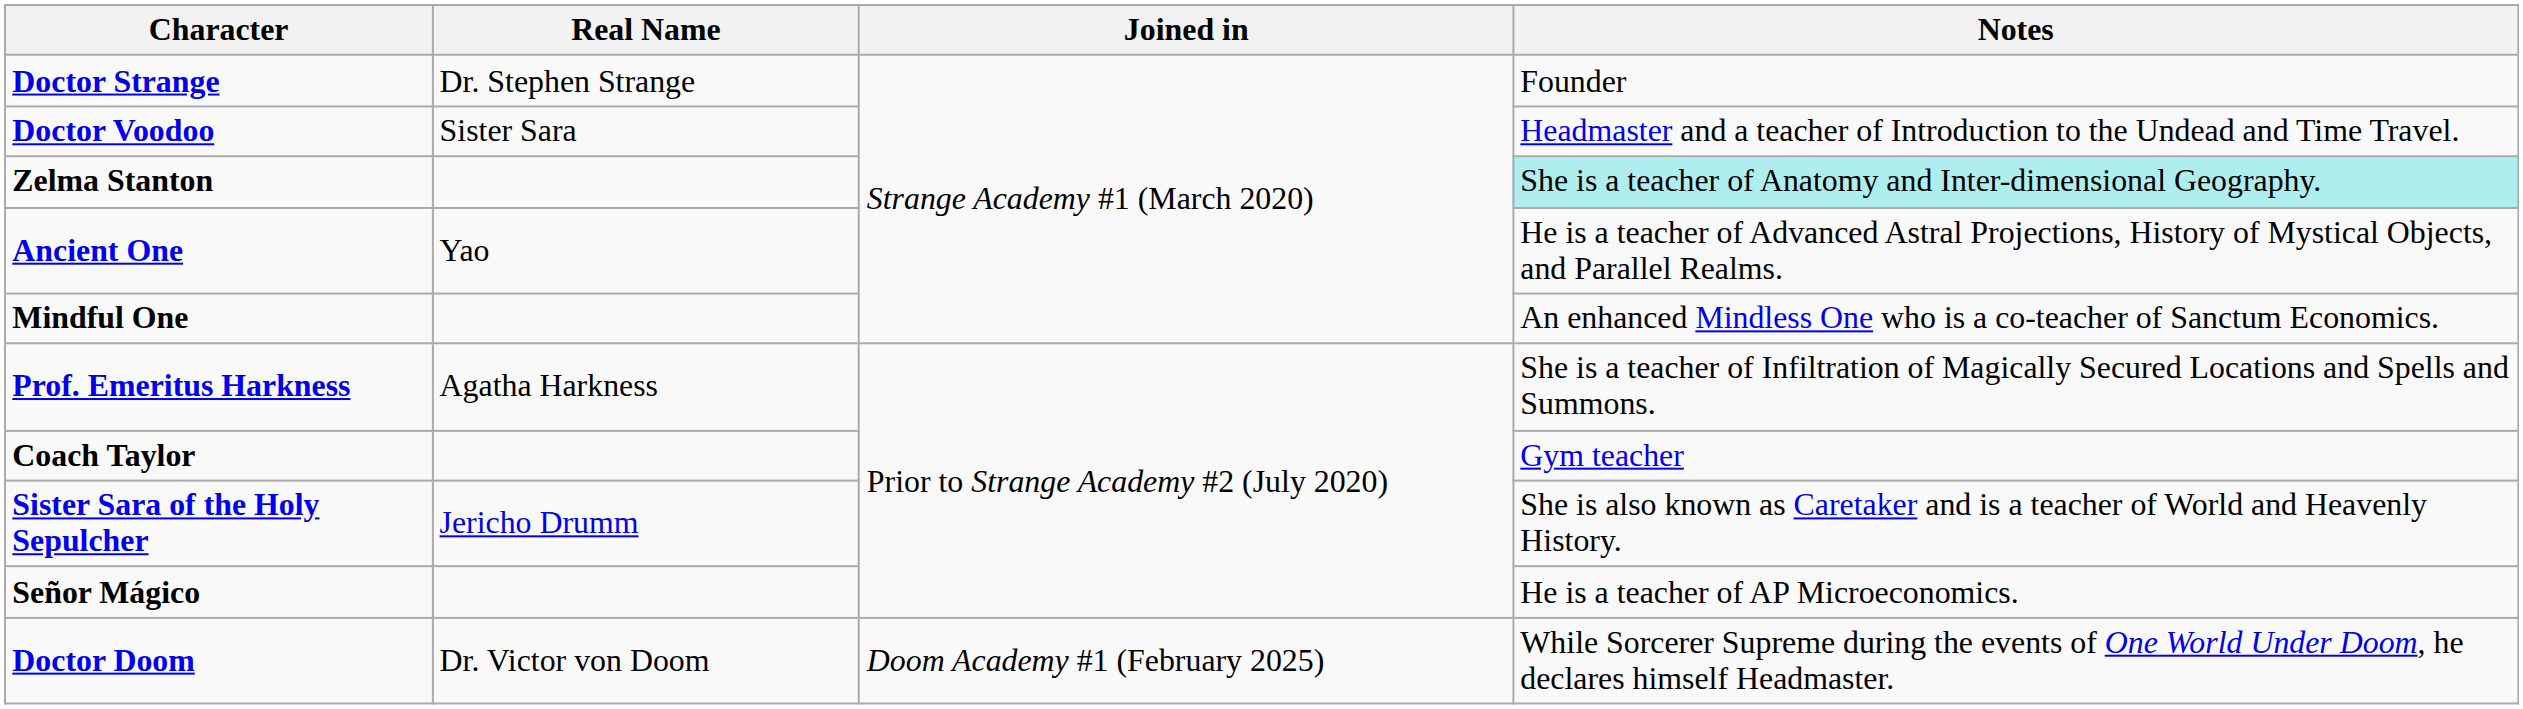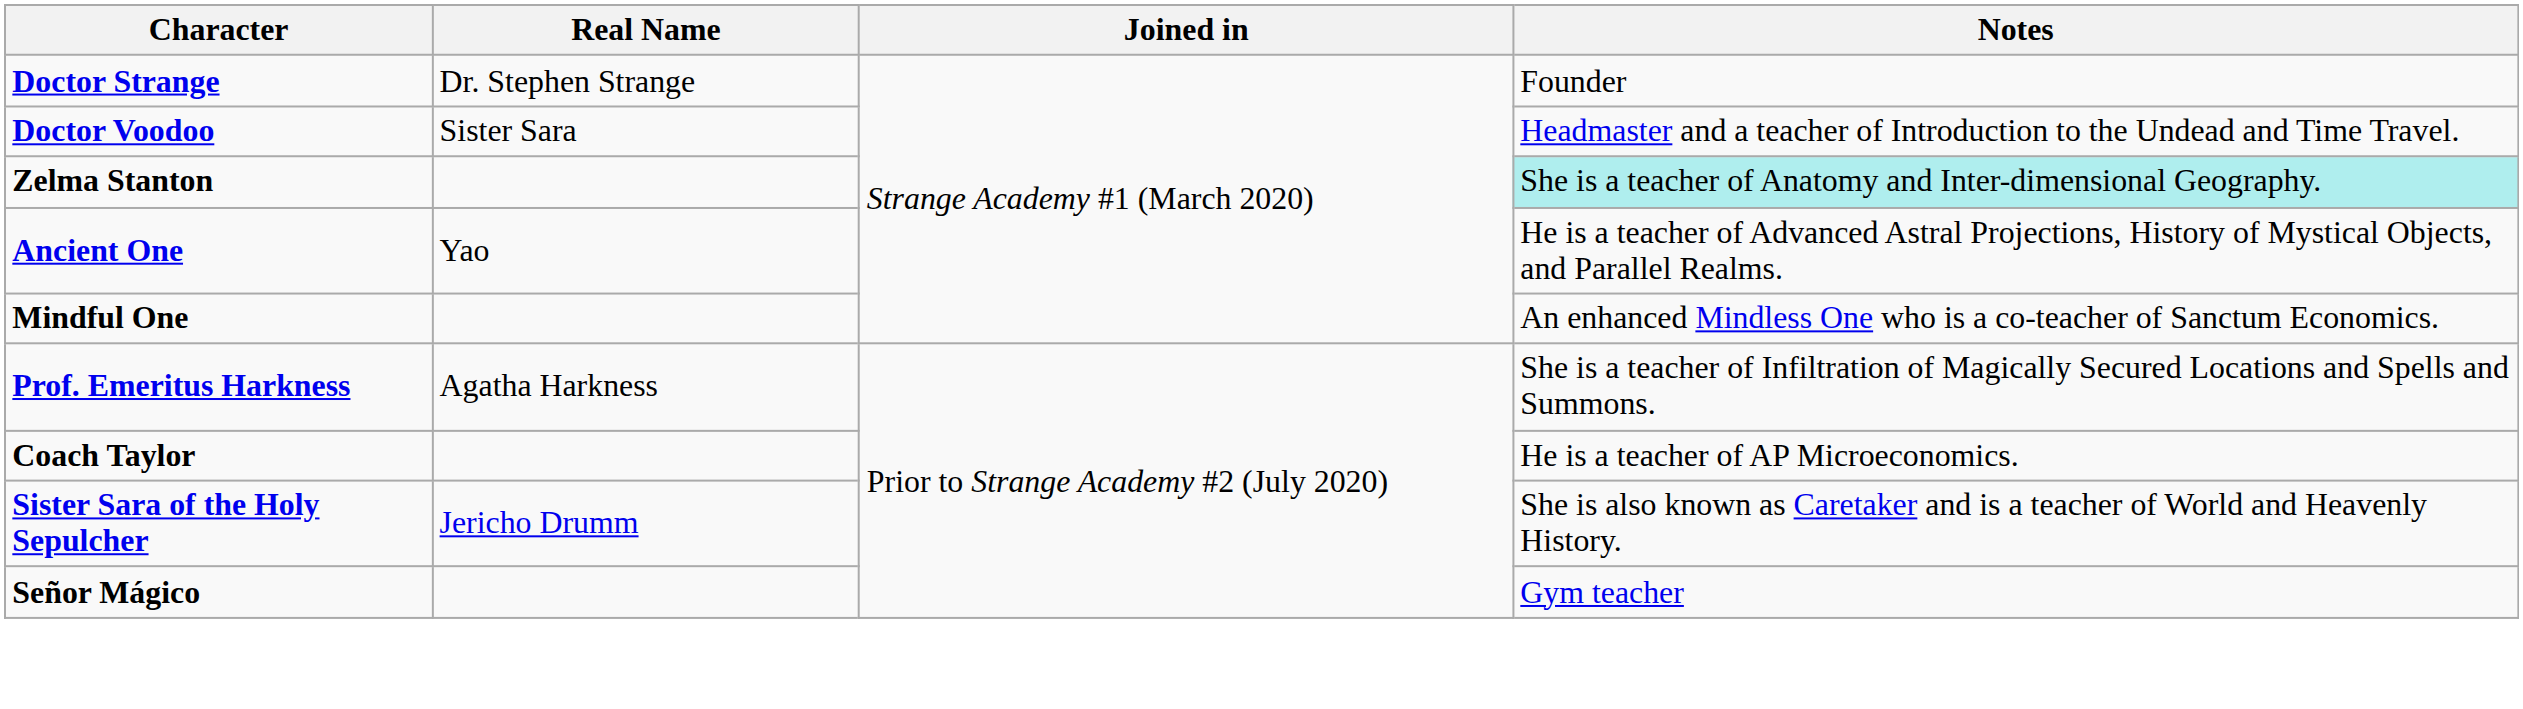(1602, 454) Gym teacher -> (1770, 454) He is a teacher of AP Microeconomics.
(1770, 591) He is a teacher of AP Microeconomics. -> (1602, 591) Gym teacher
- row: (104, 660)
